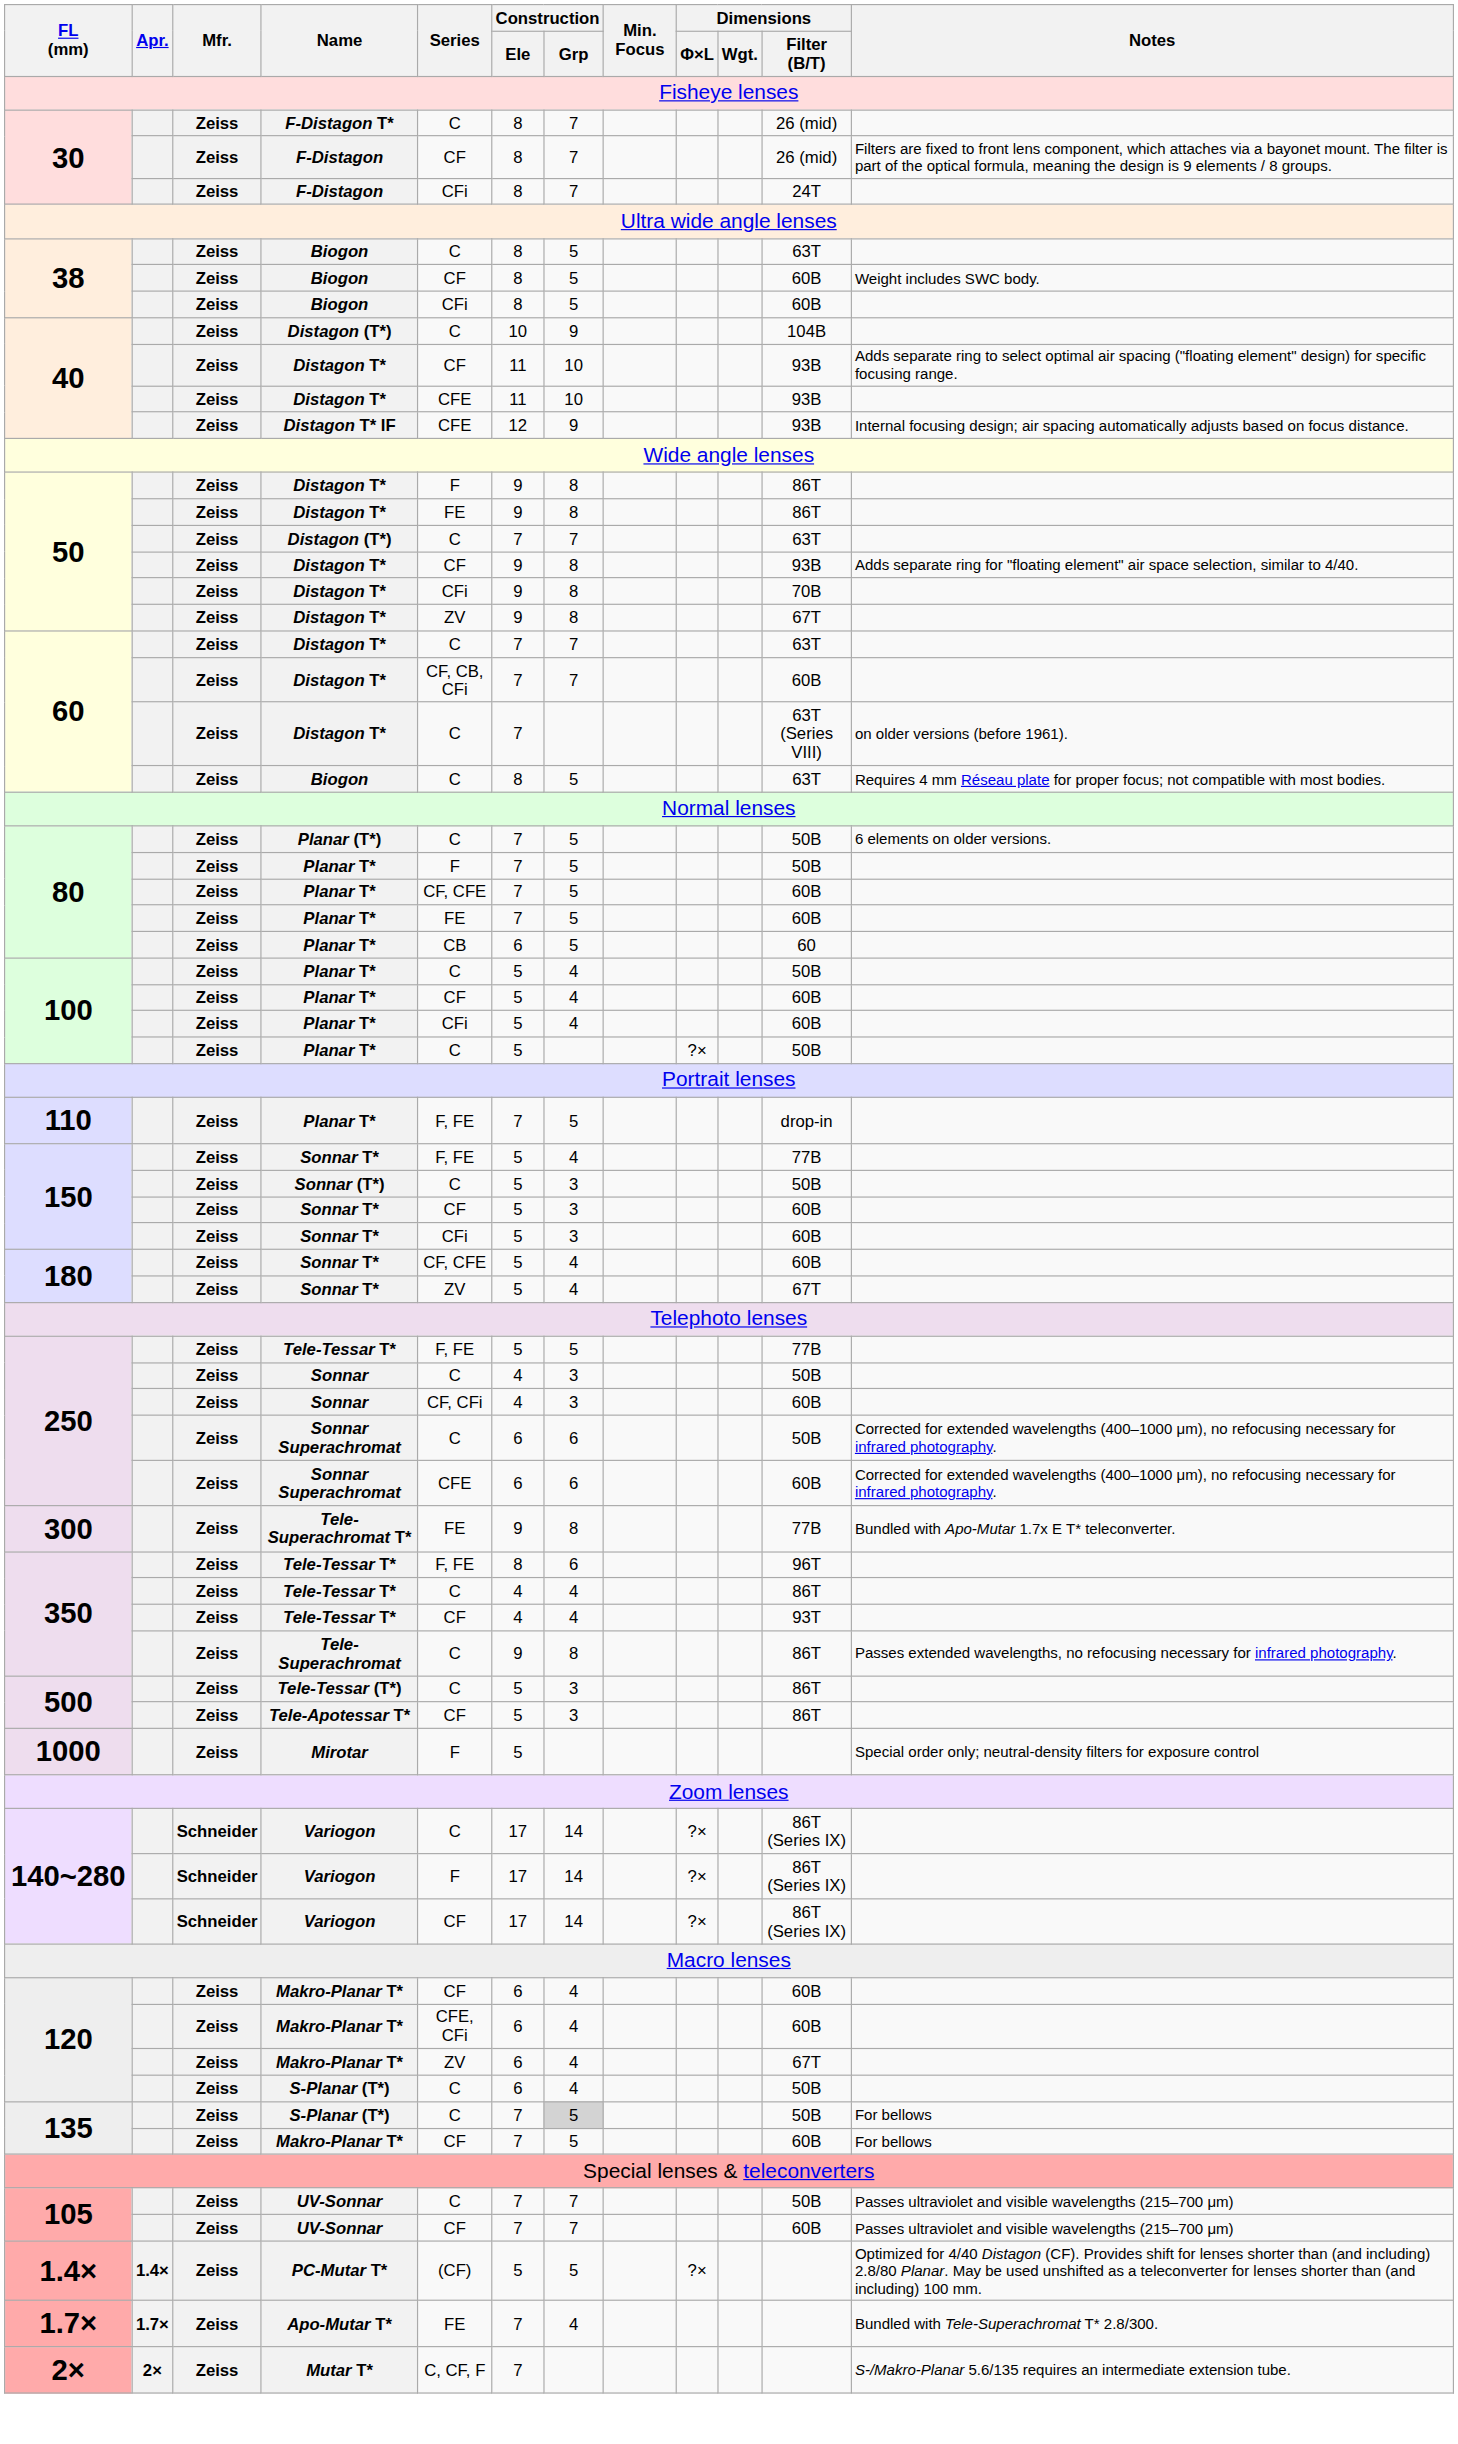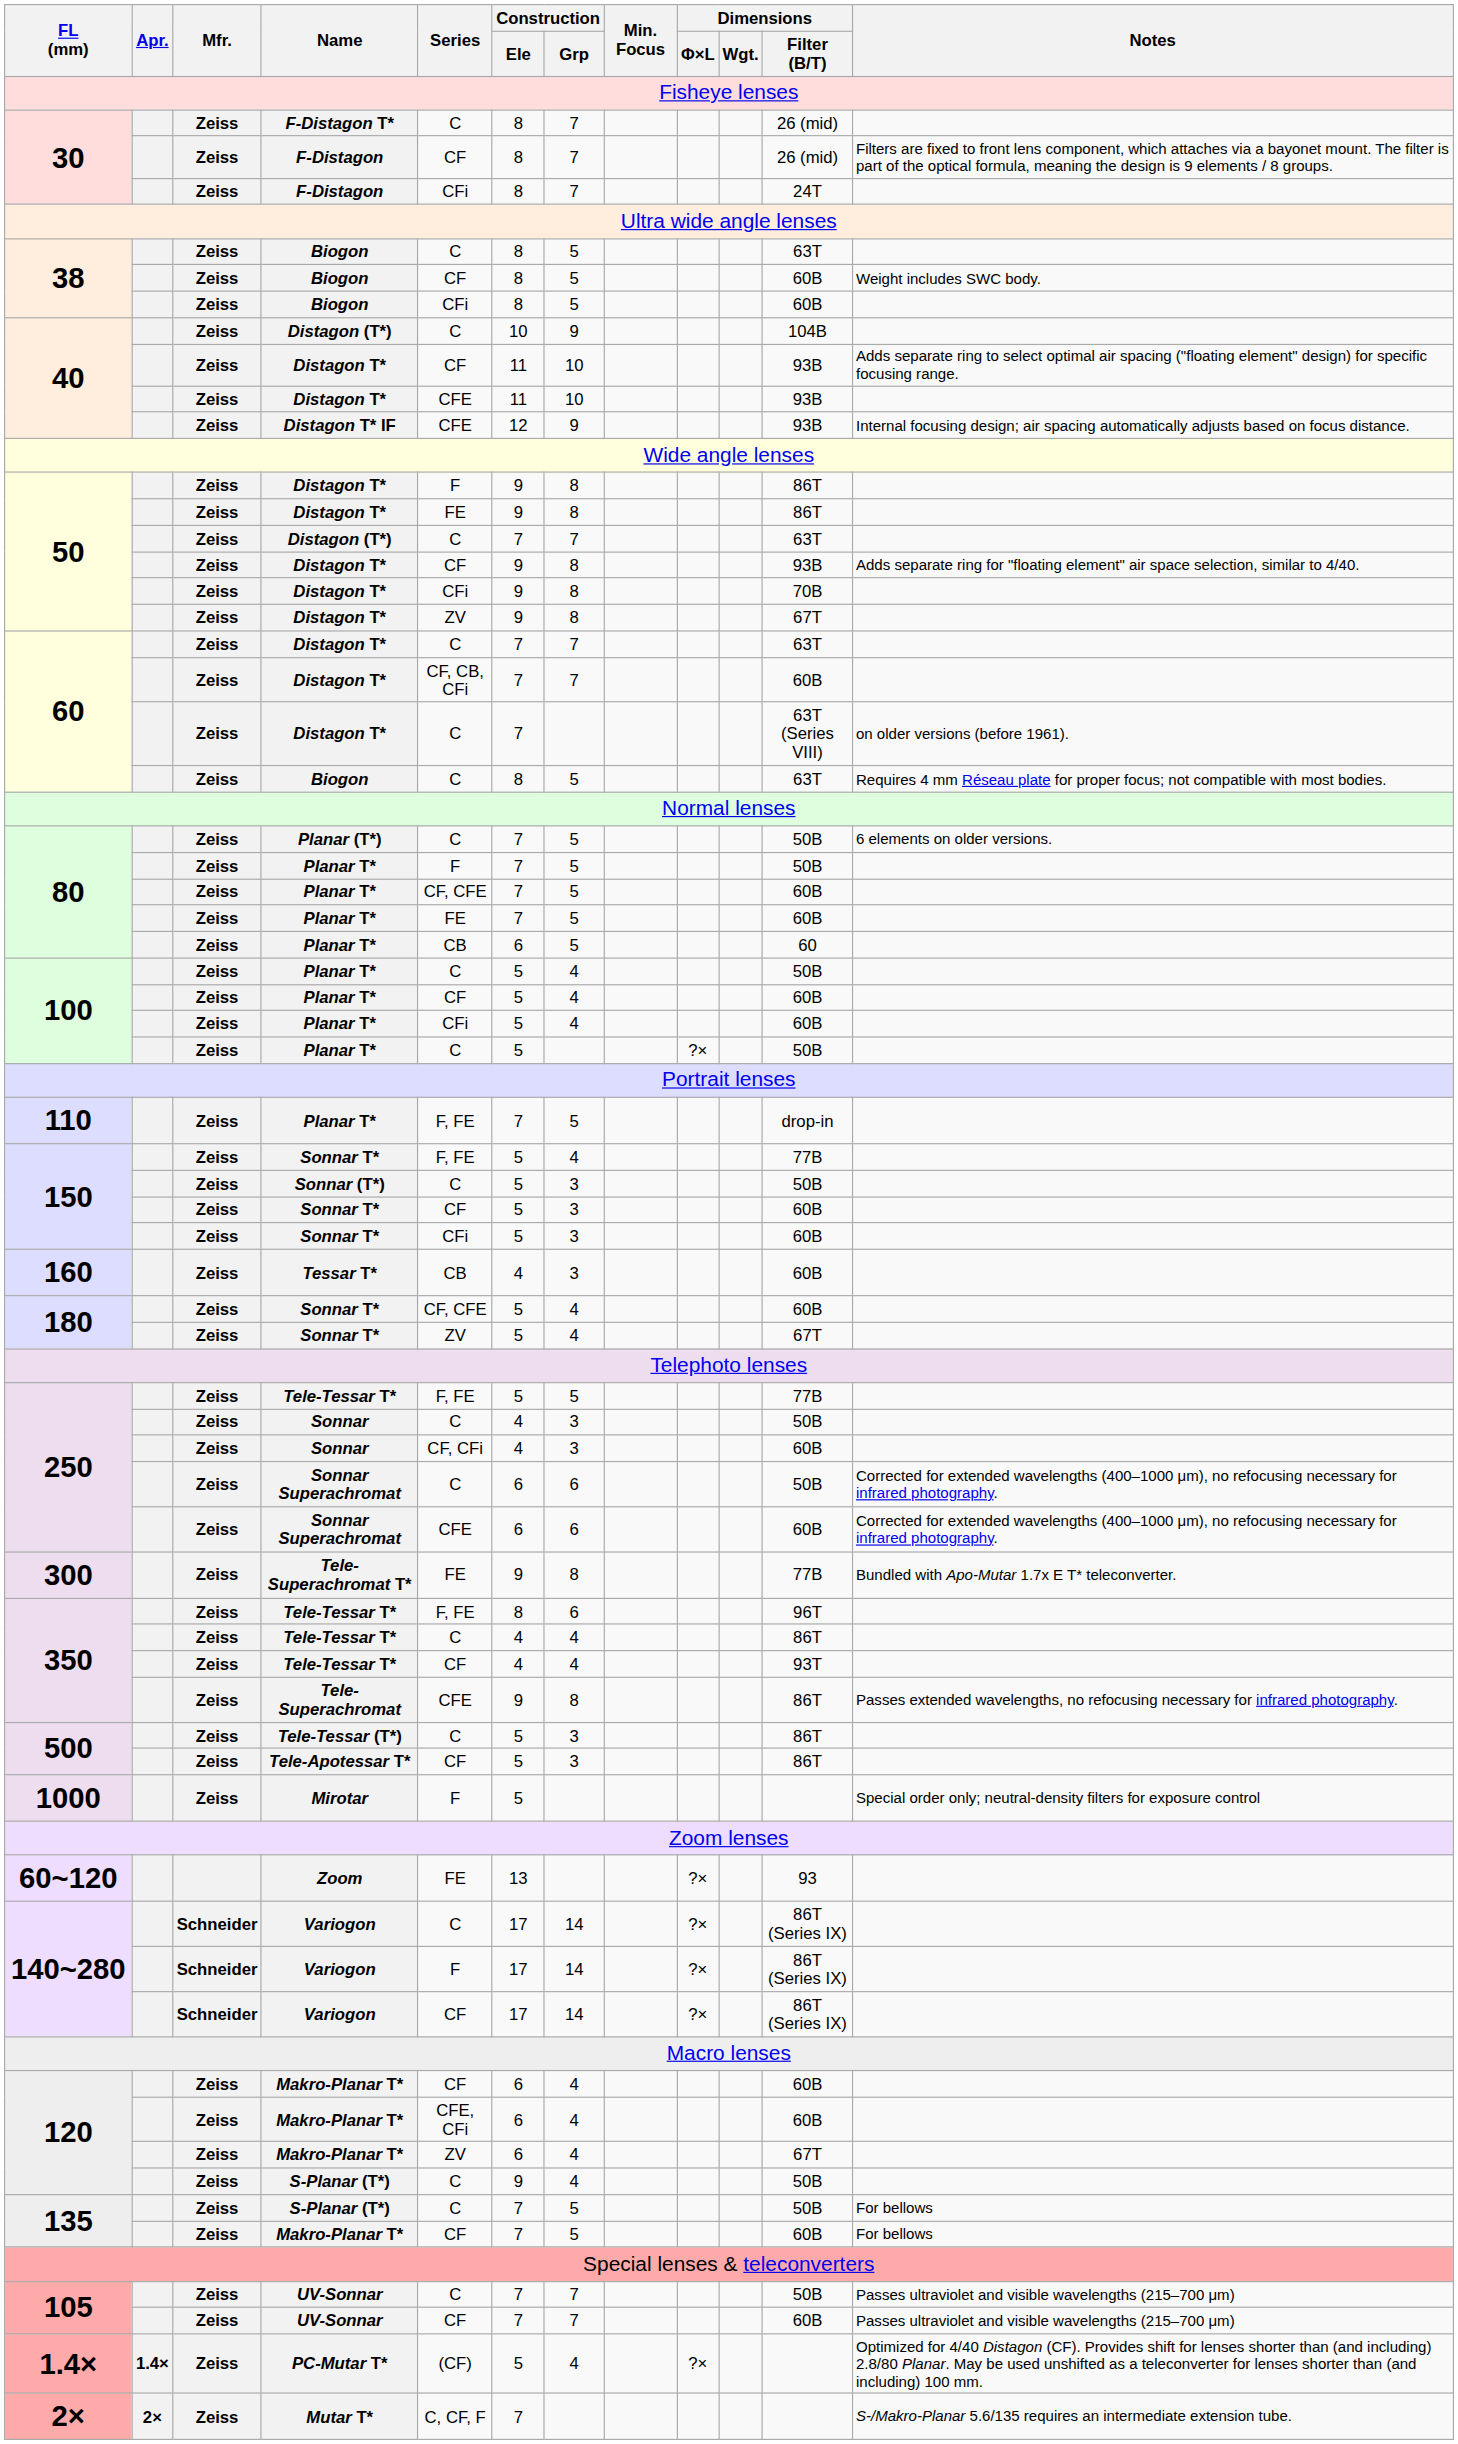+ row: (68, 1272)
(455, 1654) C -> (455, 1700) CFE
+ row: (68, 1878)
(518, 2089) 6 -> (518, 2182) 9
(574, 2115) lightgrey background -> (574, 2208) no background
(574, 2271) 5 -> (574, 2364) 4
- row: (68, 2323)
